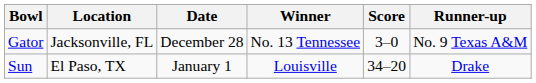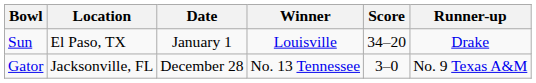rows swapped: (20, 66) <-> (26, 41)
